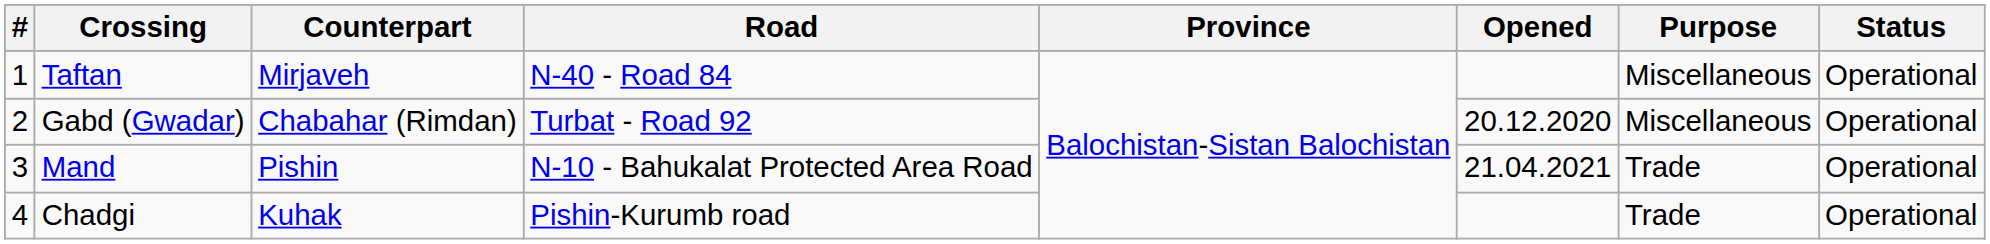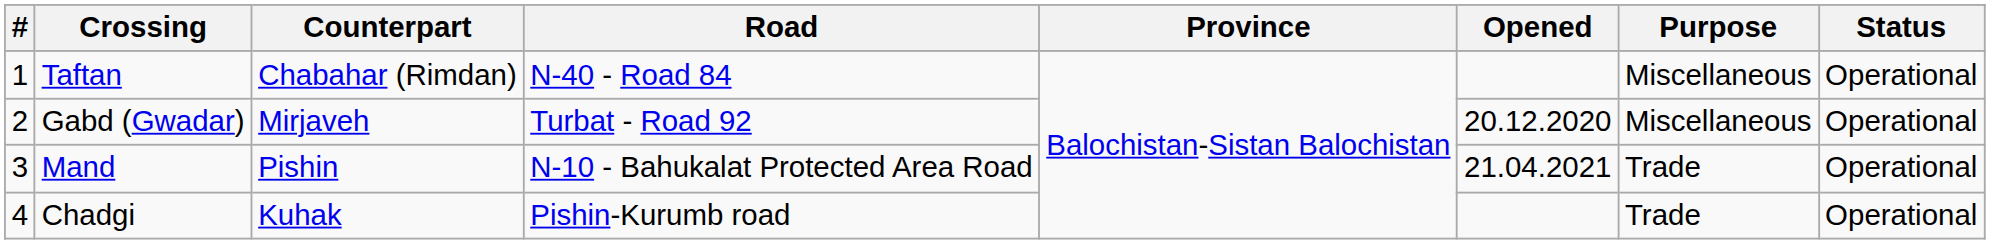(314, 74) Mirjaveh -> (387, 74) Chabahar (Rimdan)
(387, 121) Chabahar (Rimdan) -> (314, 121) Mirjaveh
